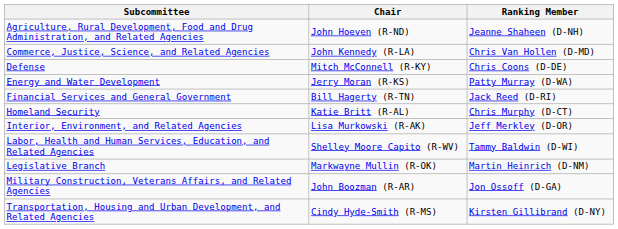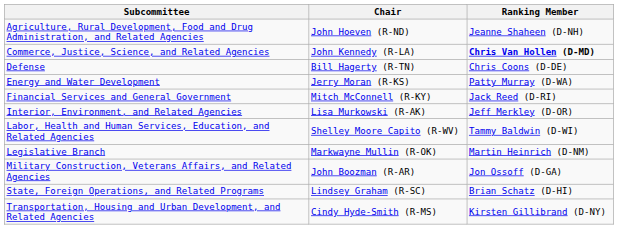(532, 52) normal -> (532, 52) bold
(371, 67) Mitch McConnell (R-KY) -> (363, 67) Bill Hagerty (R-TN)
(363, 96) Bill Hagerty (R-TN) -> (371, 96) Mitch McConnell (R-KY)
- row: (53, 111)
+ row: (135, 192)
